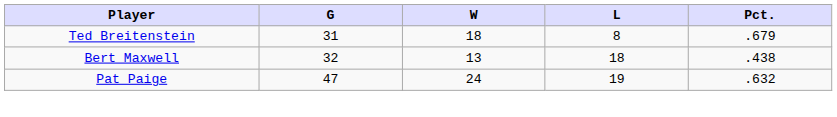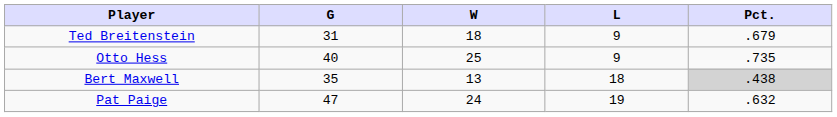(617, 37) 8 -> (617, 37) 9
+ row: (132, 58)
(331, 58) 32 -> (331, 79) 35
(760, 58) no background -> (760, 79) lightgrey background
